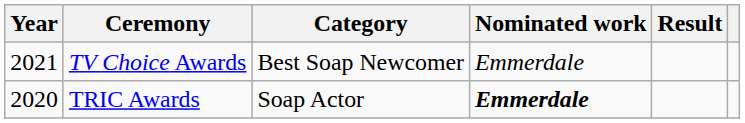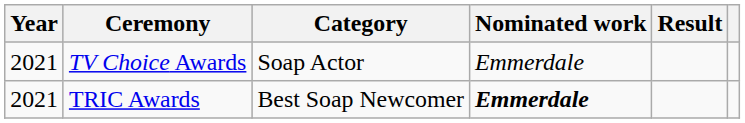(361, 61) Best Soap Newcomer -> (311, 61) Soap Actor
(34, 99) 2020 -> (34, 99) 2021
(311, 99) Soap Actor -> (361, 99) Best Soap Newcomer
